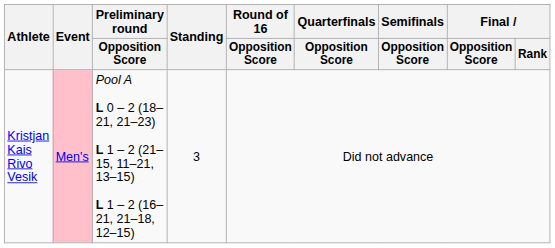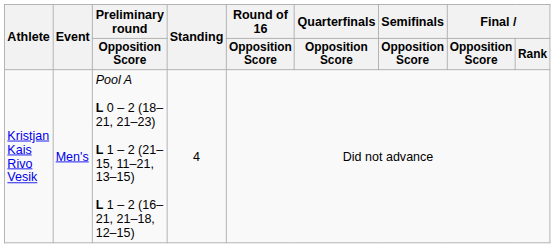(72, 157) pink background -> (72, 157) no background
(197, 157) 3 -> (197, 157) 4
